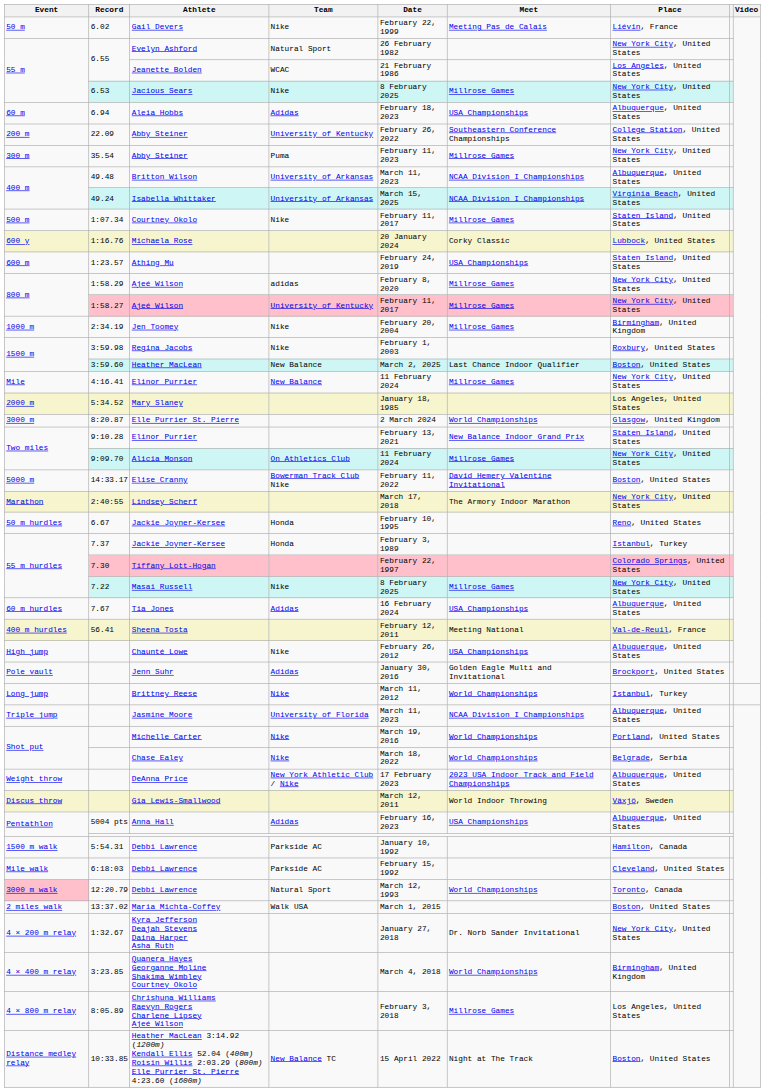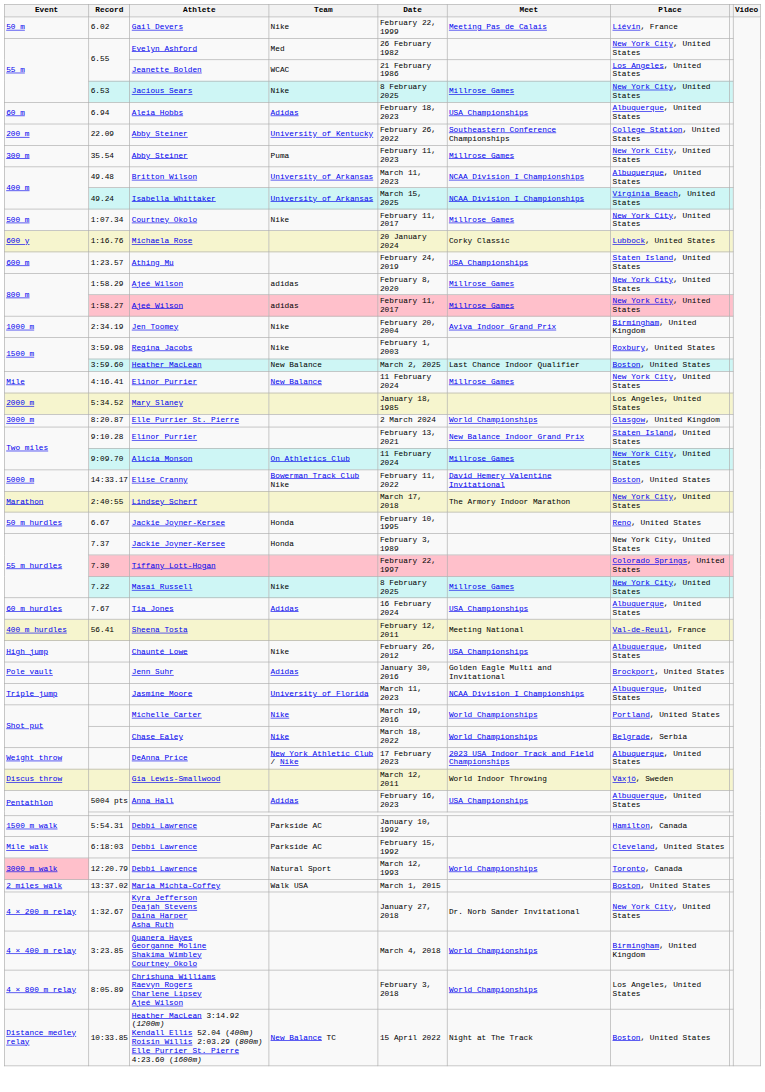(301, 49) Natural Sport -> (278, 49) Med
(662, 220) Staten Island, United States -> (662, 220) New York City, United States
(322, 306) University of Kentucky -> (285, 306) adidas
(482, 327) Millrose Games -> (503, 327) Aviva Indoor Grand Prix
(650, 545) Istanbul, Turkey -> (662, 545) New York City, United States
- row: (109, 694)
(482, 1011) Millrose Games -> (493, 990) World Championships
